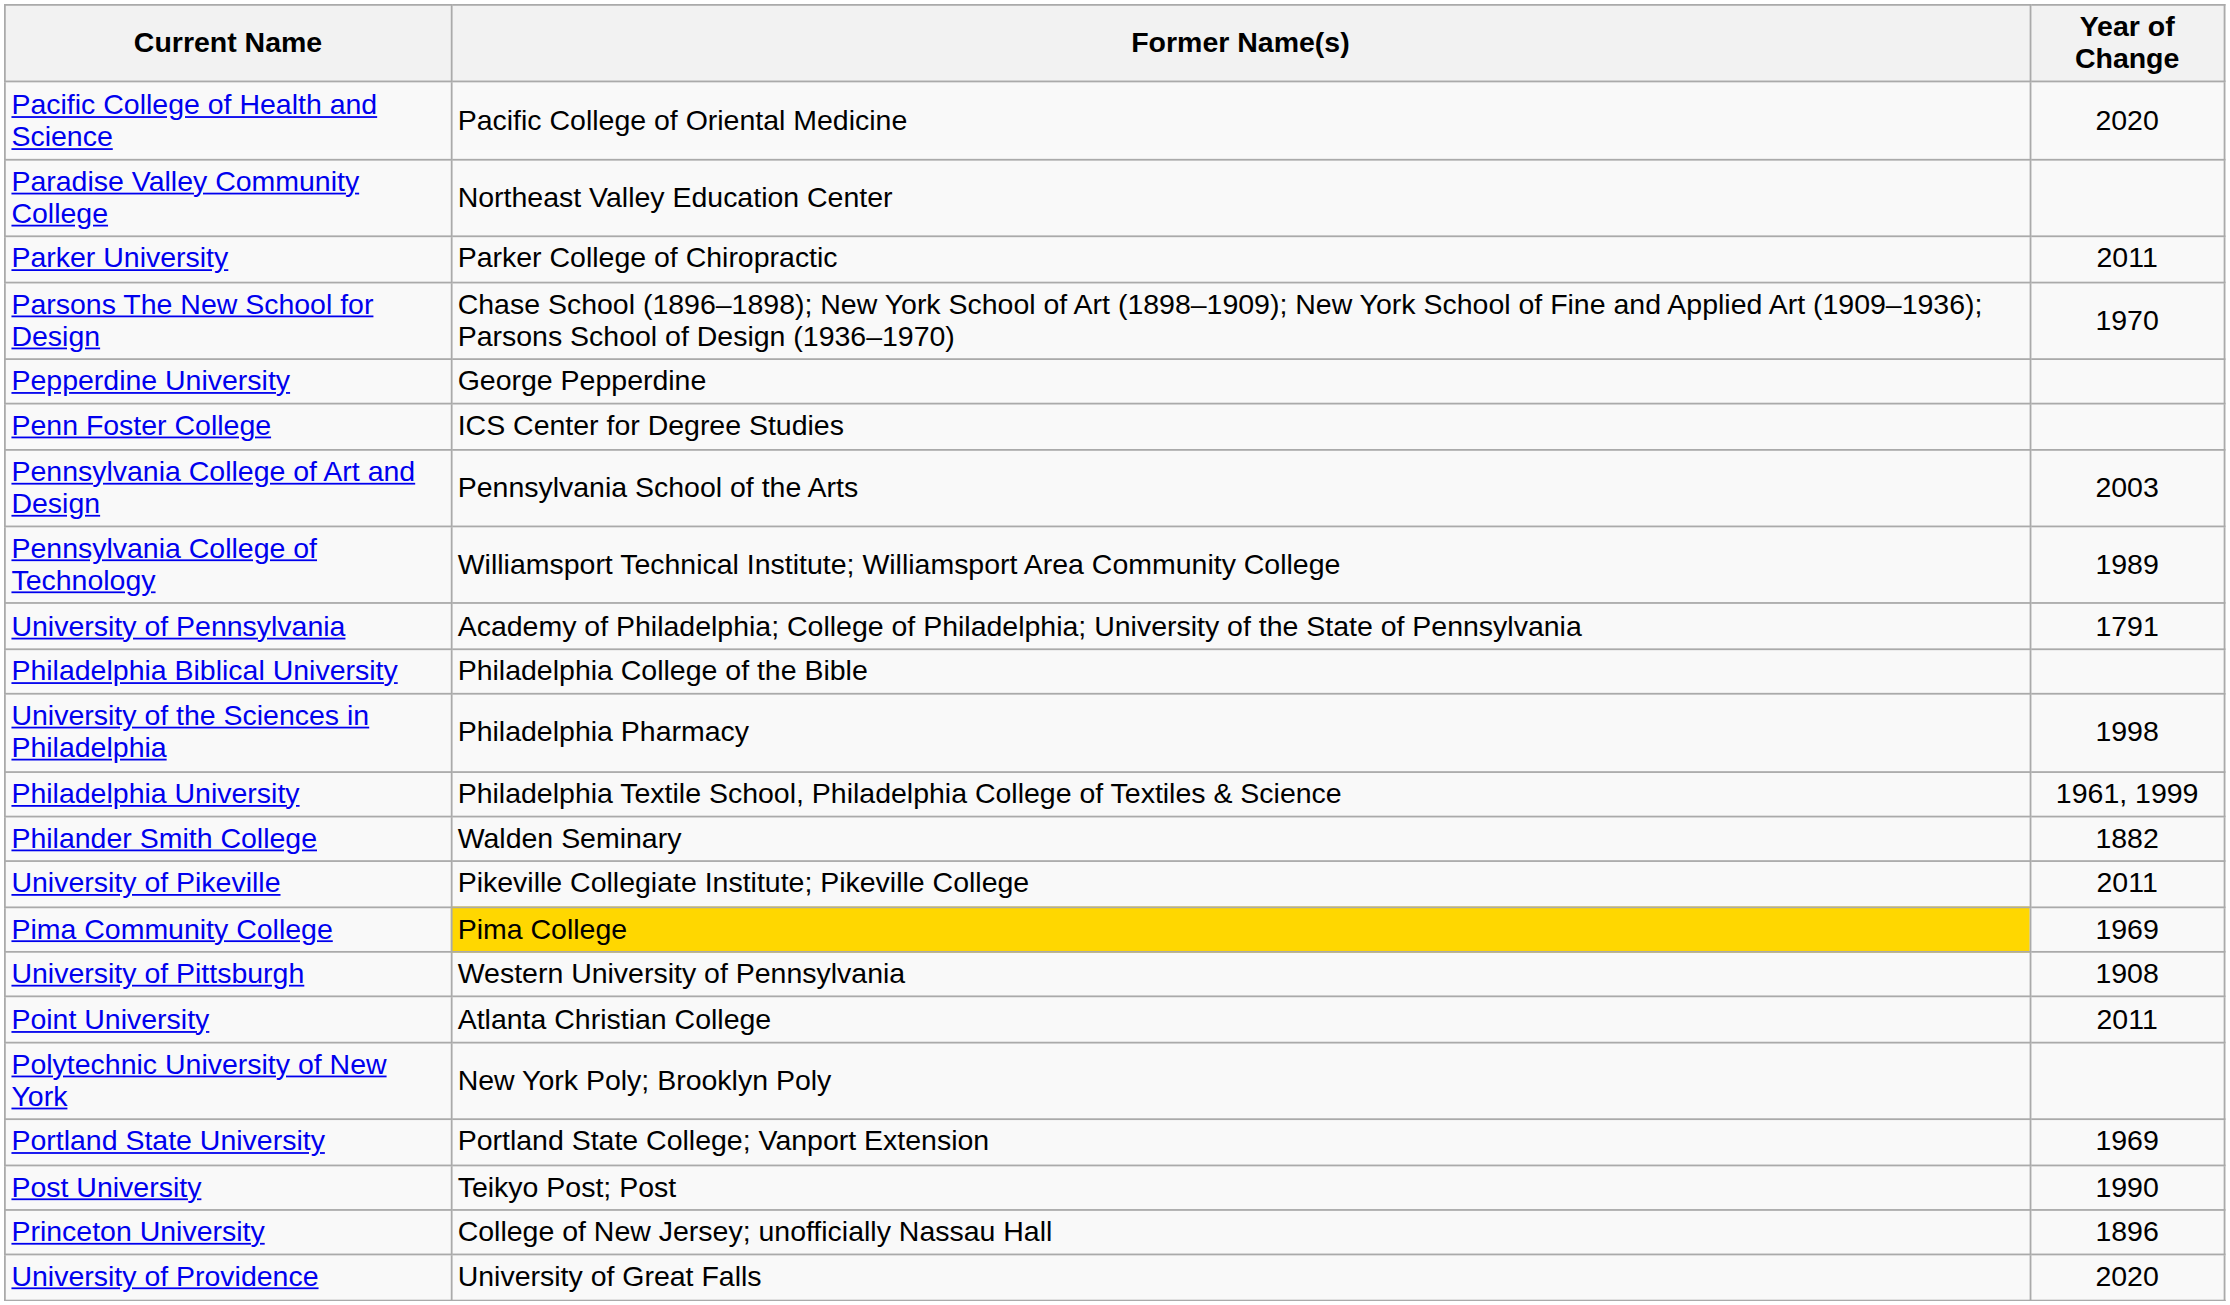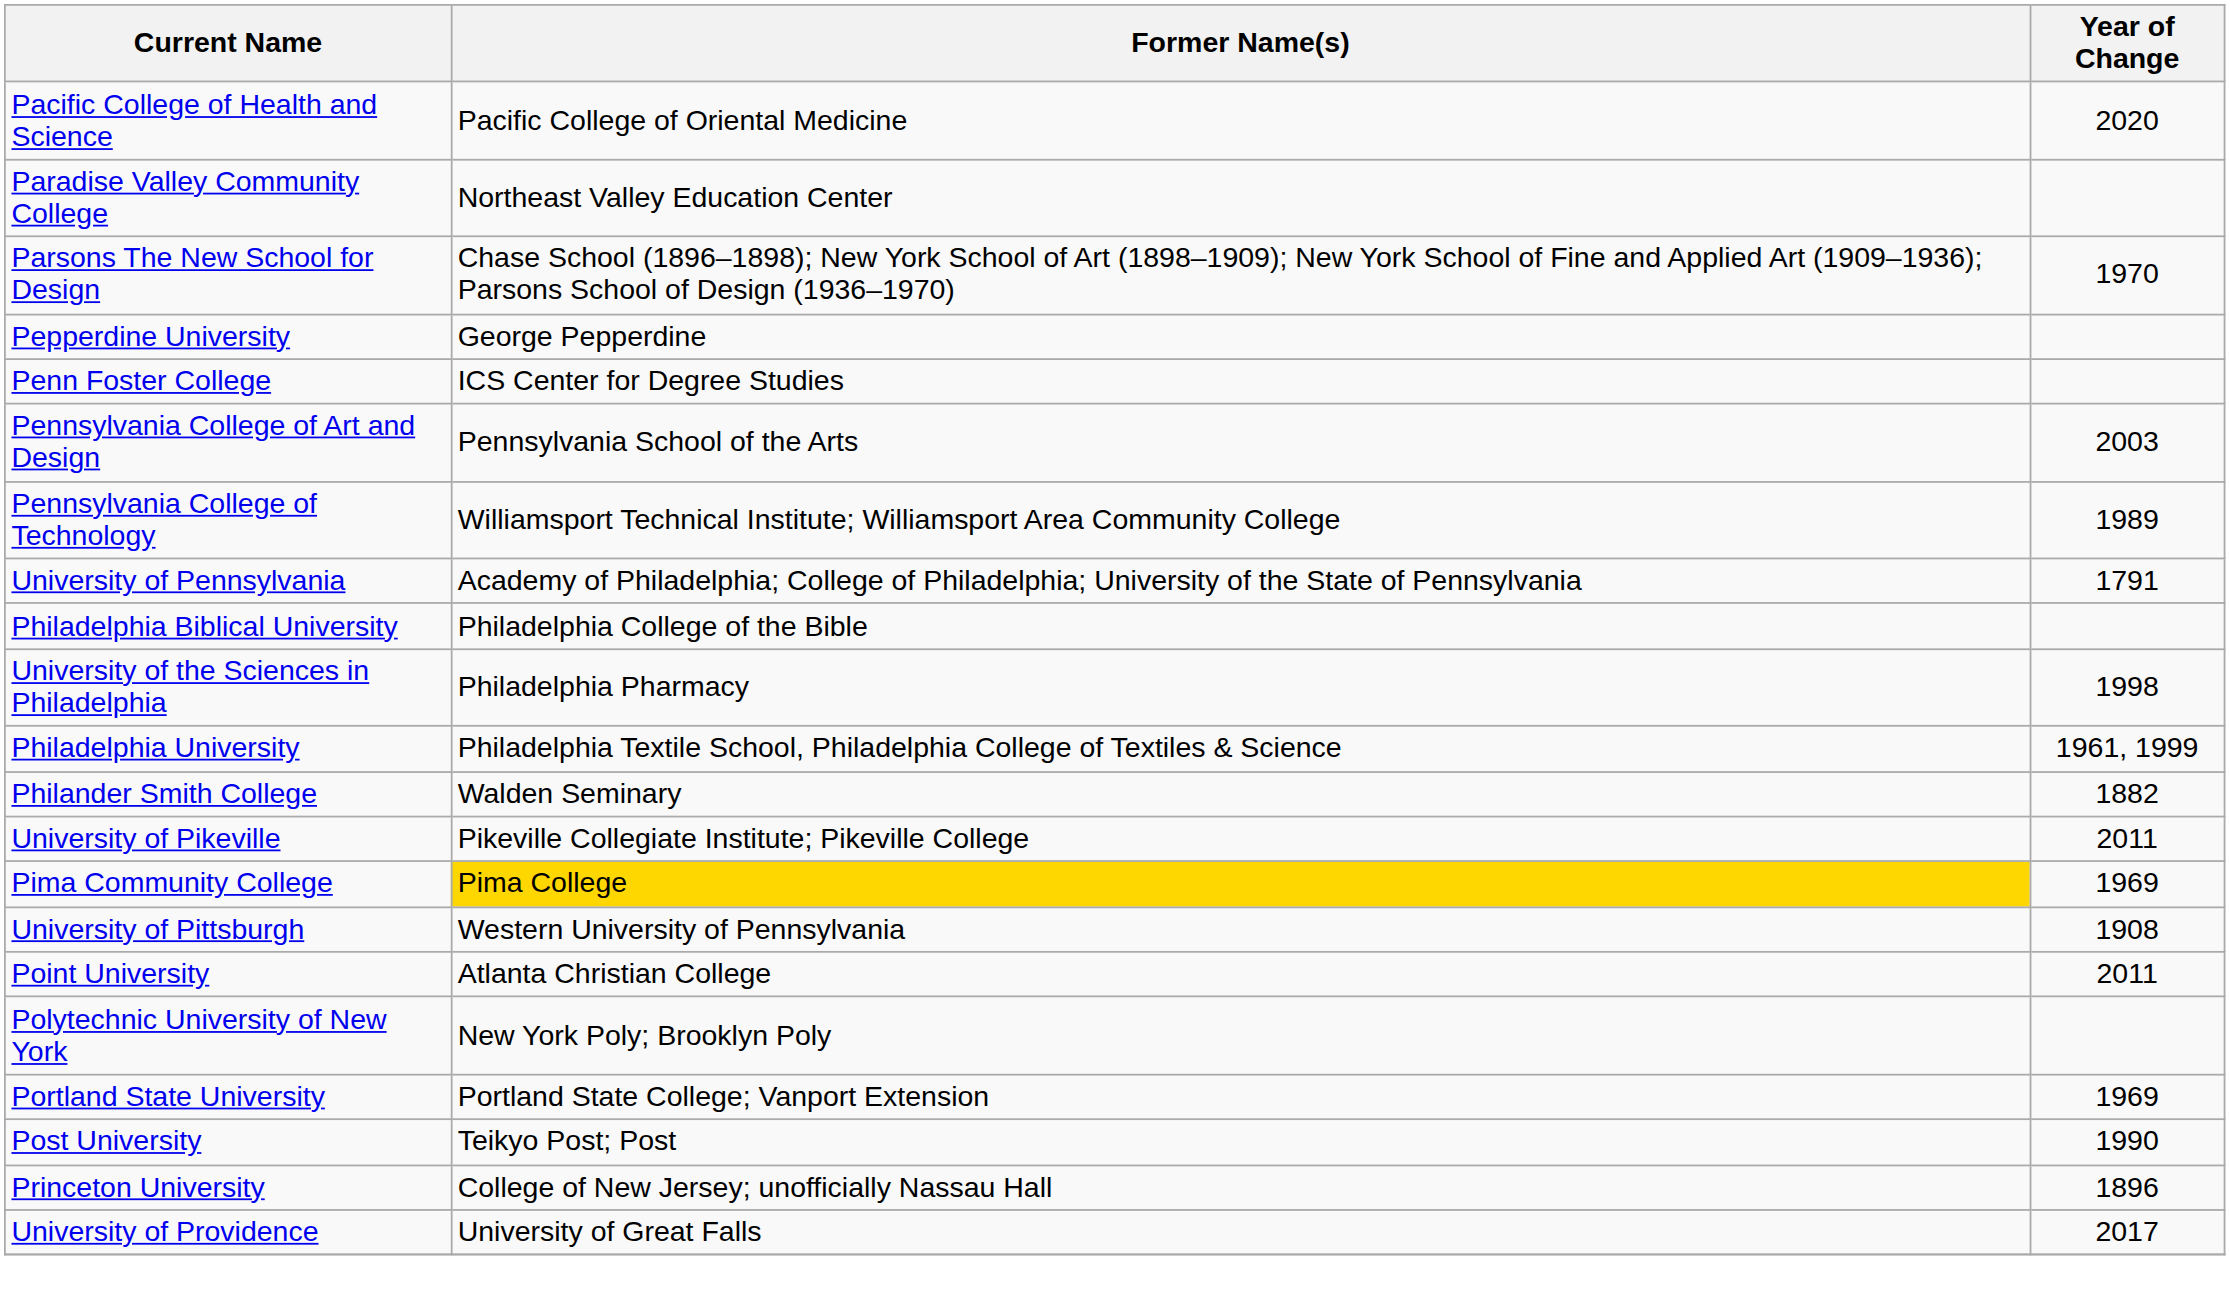- row: (120, 258)
(2127, 1277) 2020 -> (2127, 1231) 2017
